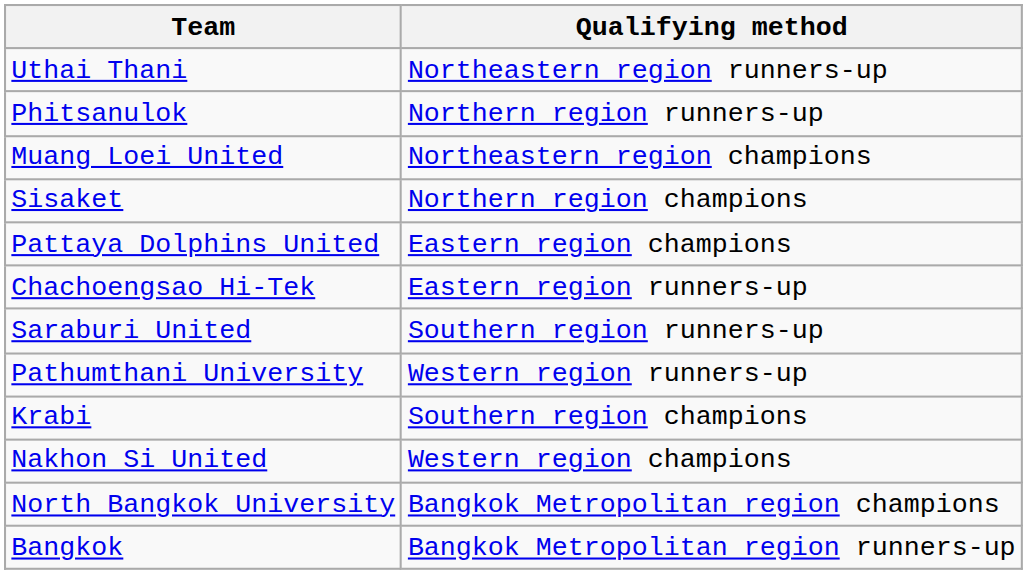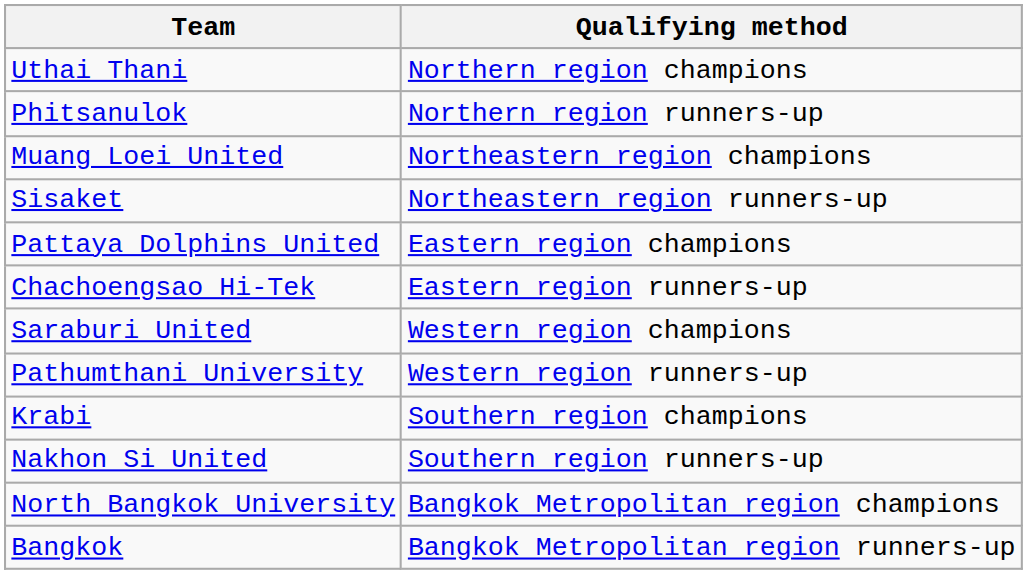(648, 70) Northeastern region runners-up -> (608, 70) Northern region champions
(608, 200) Northern region champions -> (648, 200) Northeastern region runners-up
(616, 331) Southern region runners-up -> (600, 331) Western region champions
(600, 461) Western region champions -> (616, 461) Southern region runners-up
